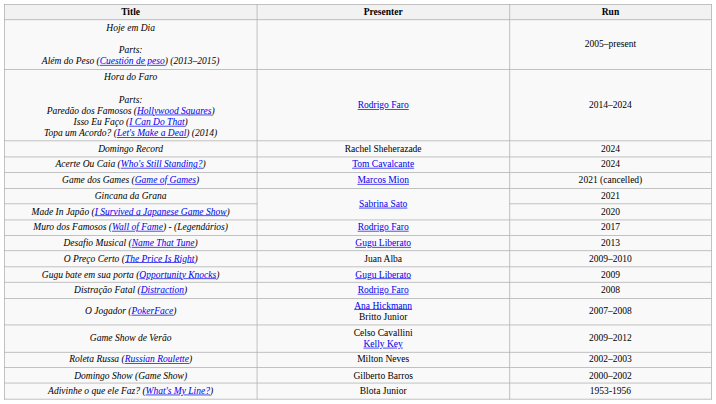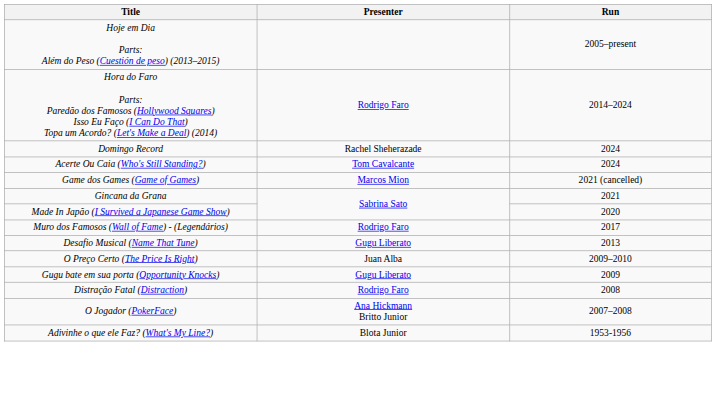- row: (131, 338)
- row: (131, 359)
- row: (131, 375)
